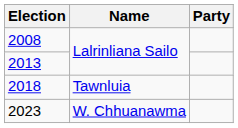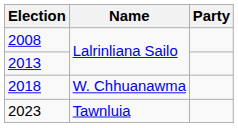(102, 87) Tawnluia -> (129, 87) W. Chhuanawma
(129, 110) W. Chhuanawma -> (102, 110) Tawnluia
